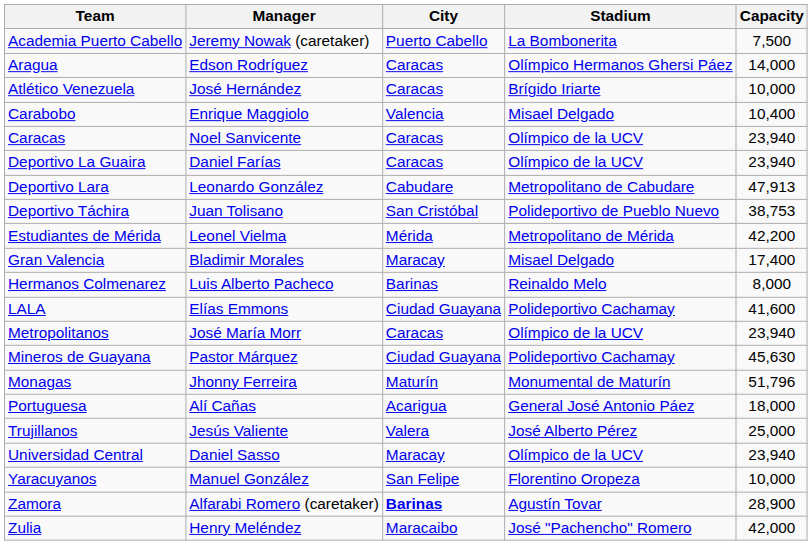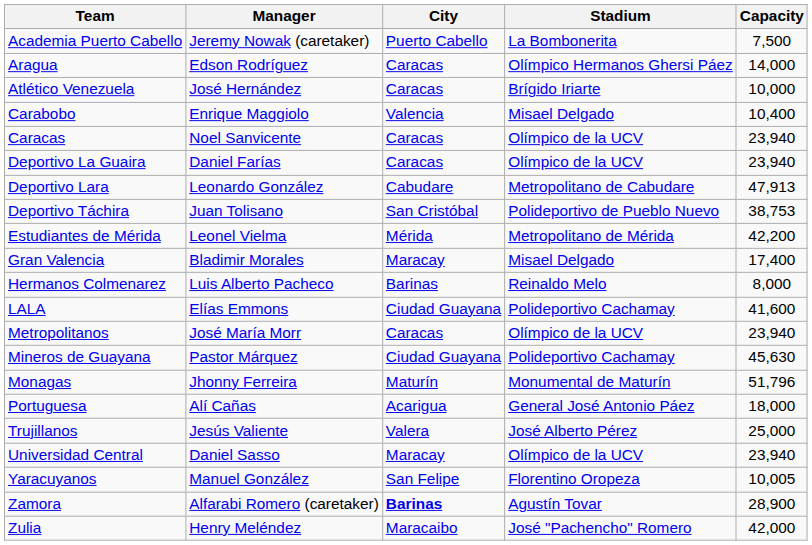(772, 479) 10,000 -> (772, 479) 10,005
